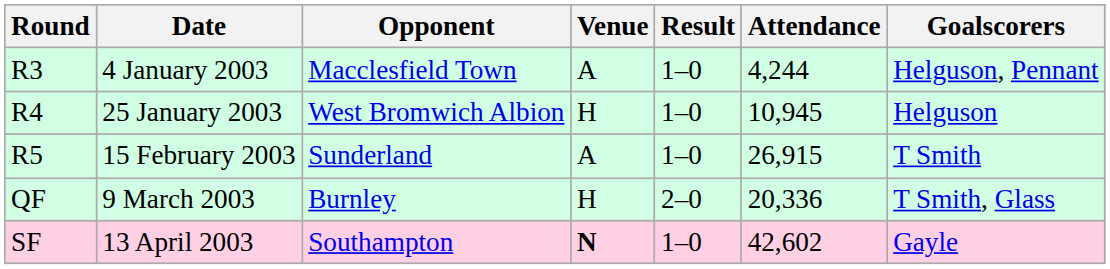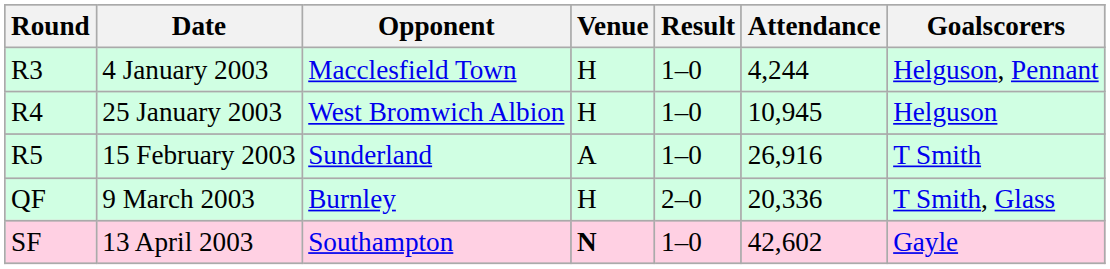(587, 69) A -> (587, 69) H
(785, 155) 26,915 -> (785, 155) 26,916
